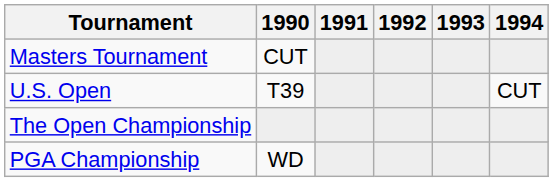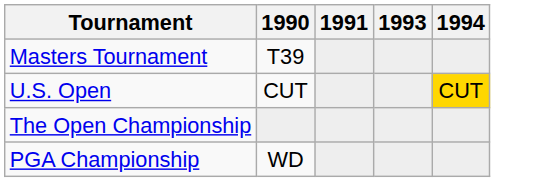- column: (402, 22)
(285, 57) CUT -> (285, 57) T39
(285, 91) T39 -> (285, 91) CUT
(519, 91) no background -> (461, 91) gold background
